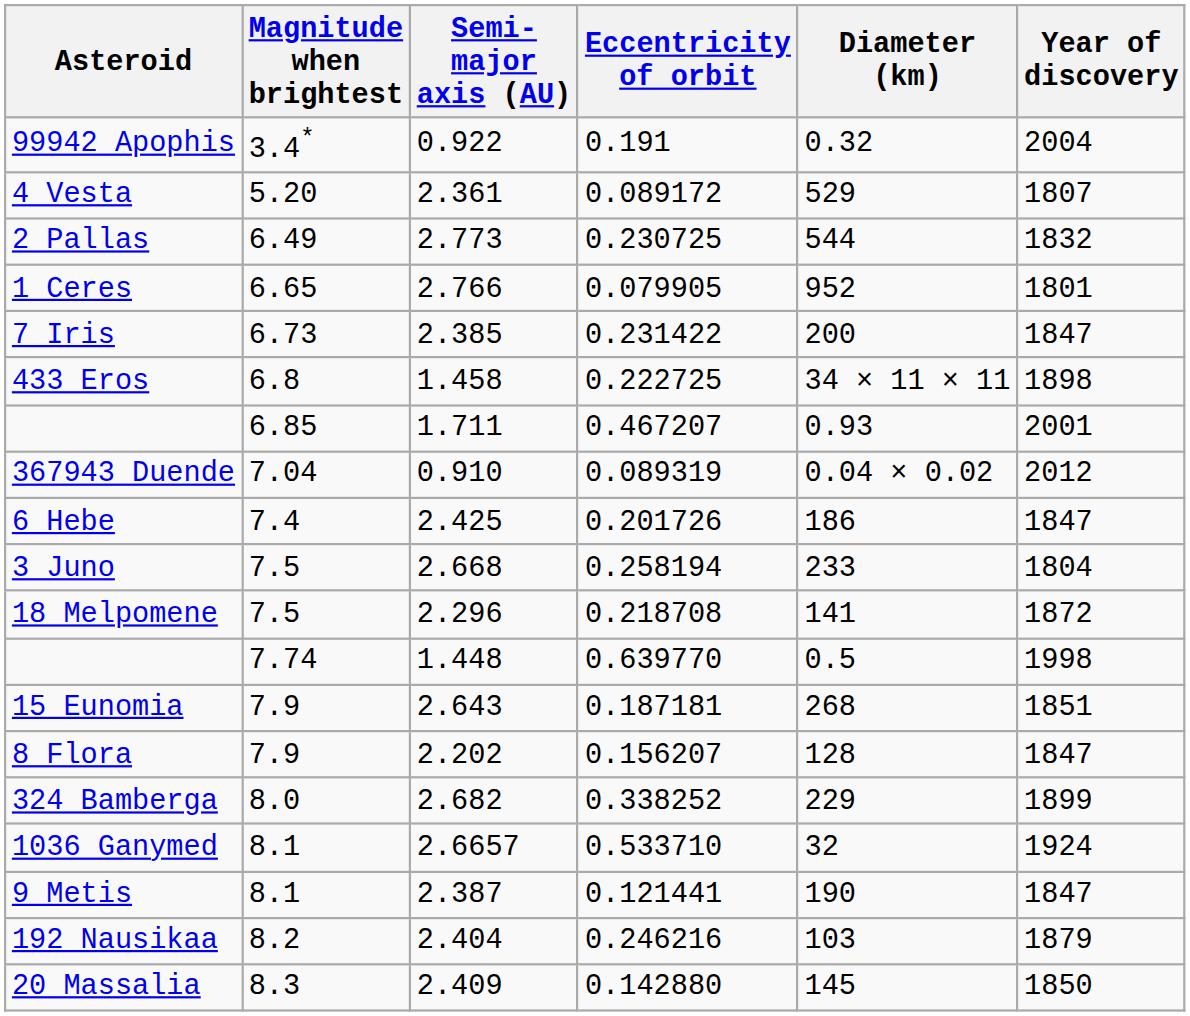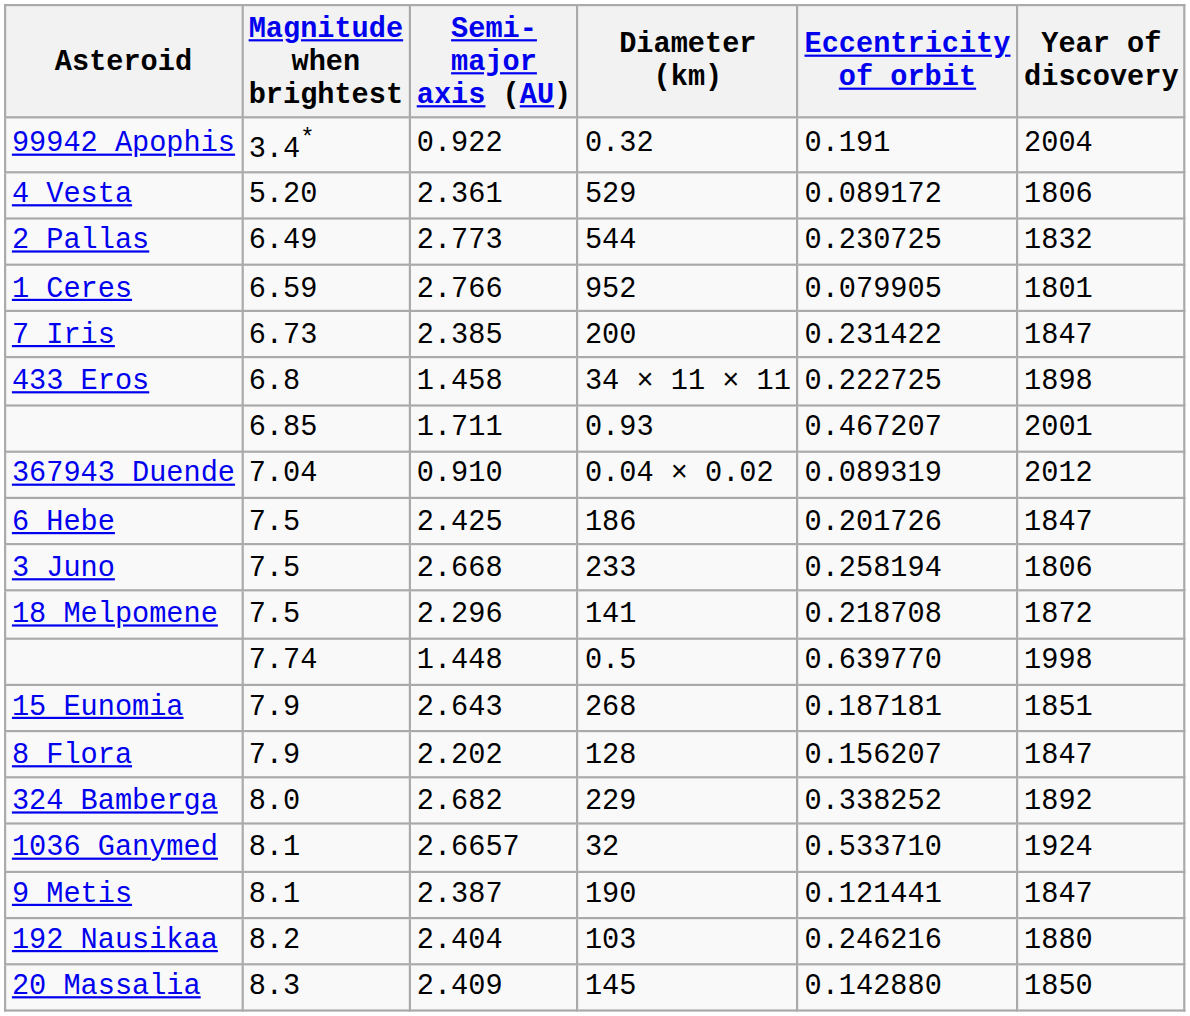columns swapped: (688, 61) <-> (907, 61)
(1058, 195) 1807 -> (1058, 195) 1806
(283, 288) 6.65 -> (283, 288) 6.59
(274, 521) 7.4 -> (274, 521) 7.5
(1058, 568) 1804 -> (1058, 568) 1806
(1058, 801) 1899 -> (1058, 801) 1892
(1058, 941) 1879 -> (1058, 941) 1880
